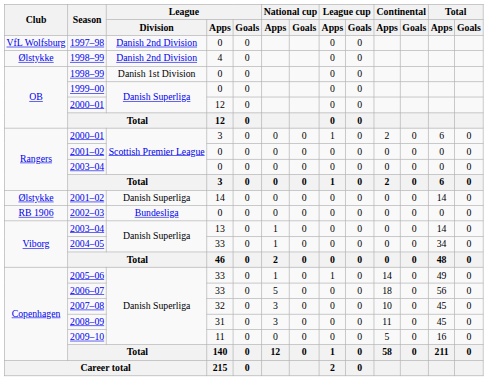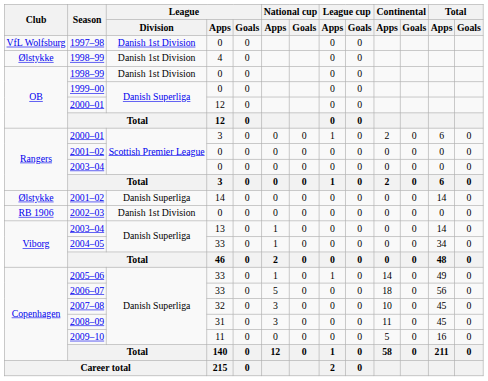(157, 43) Danish 2nd Division -> (157, 43) Danish 1st Division
(157, 58) Danish 2nd Division -> (157, 58) Danish 1st Division
(157, 213) Bundesliga -> (157, 213) Danish 1st Division
